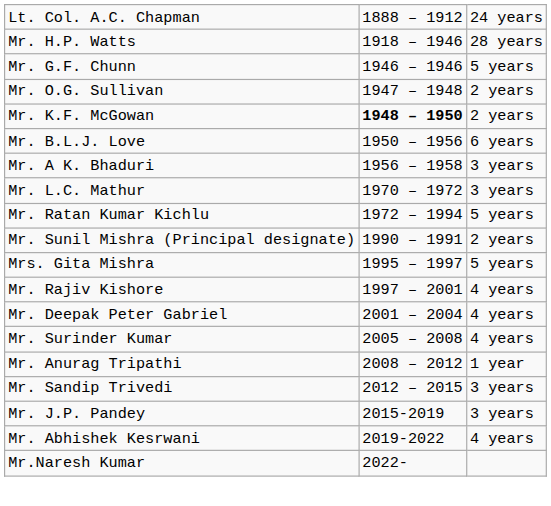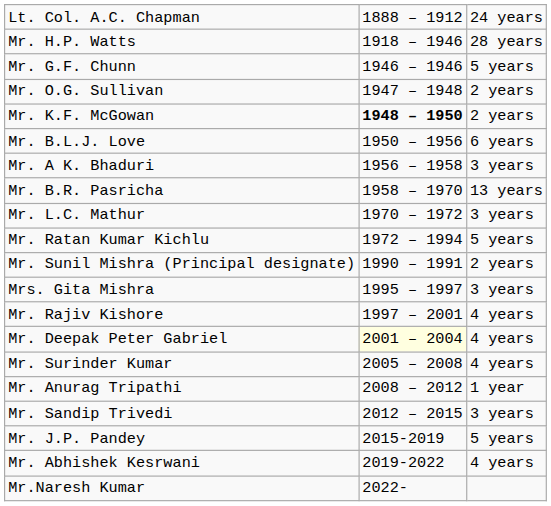+ row: (86, 191)
(502, 265) 5 years -> (502, 290) 3 years
(413, 314) no background -> (413, 339) lightyellow background
(502, 414) 3 years -> (502, 438) 5 years
